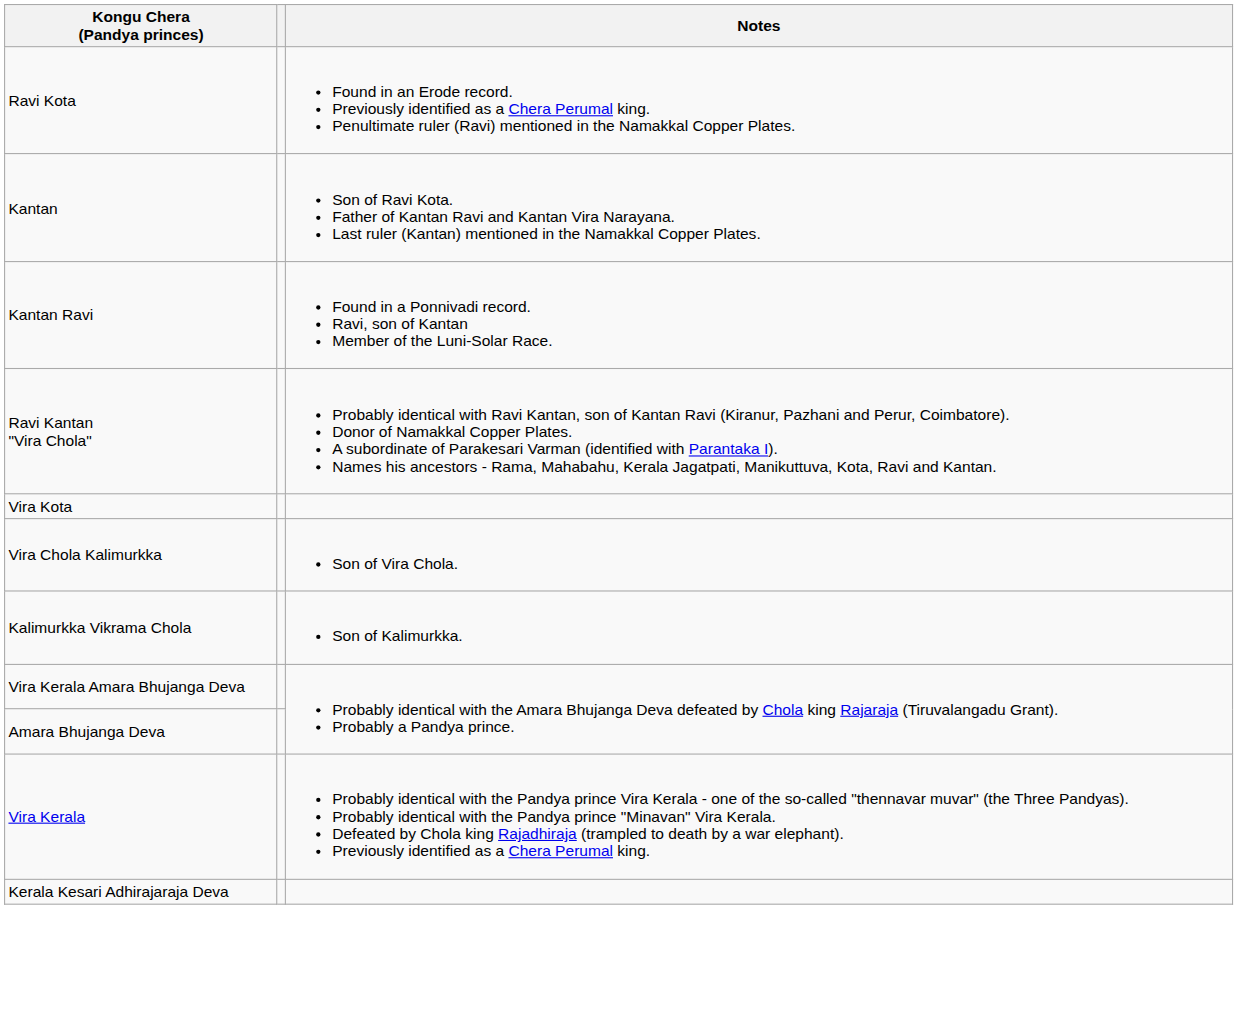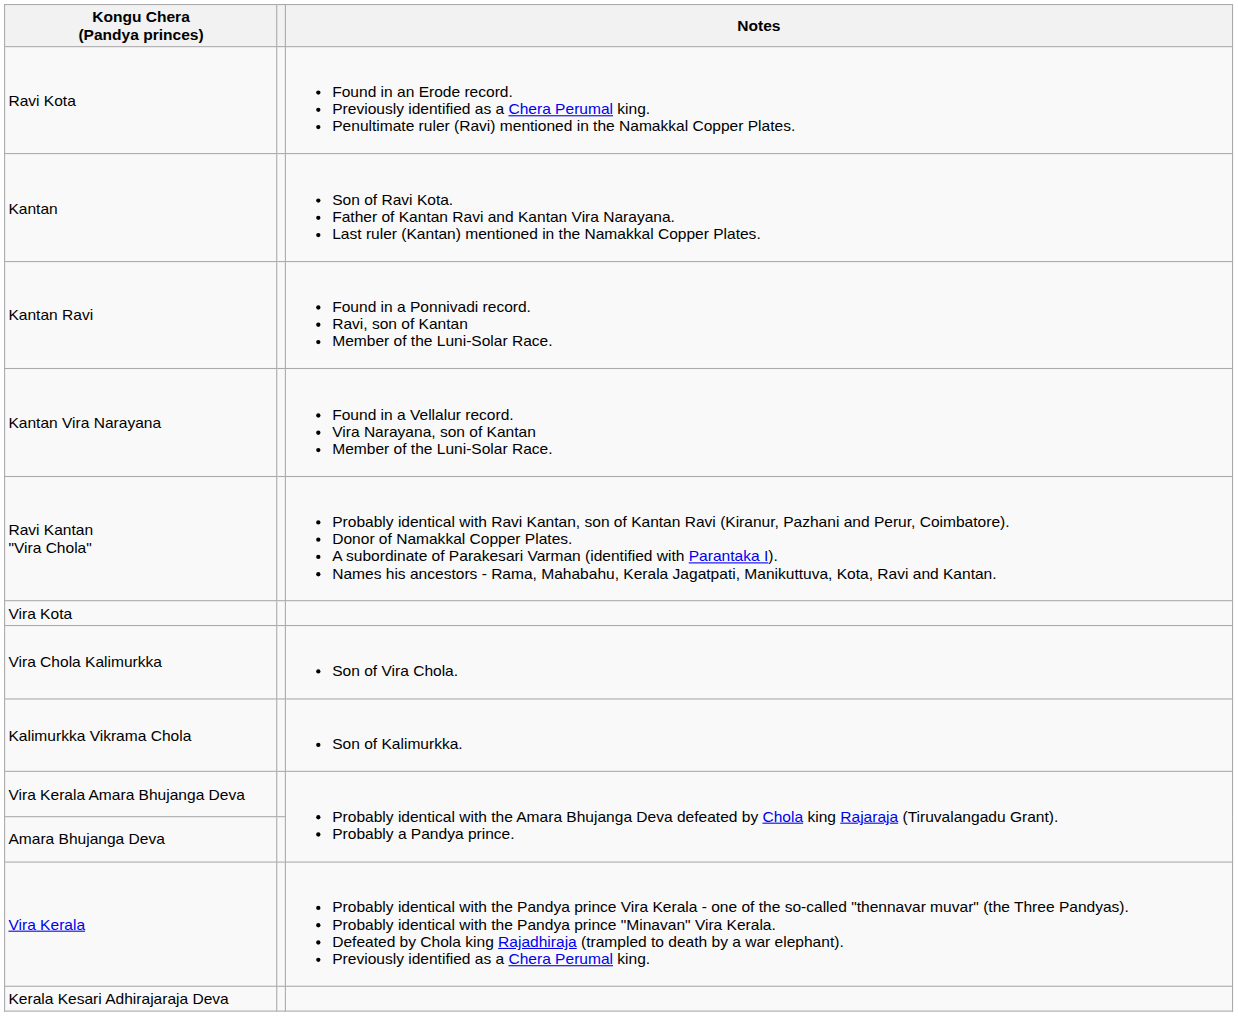+ row: (85, 423)
